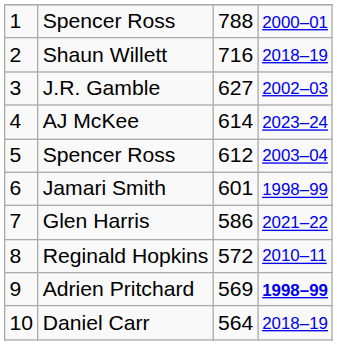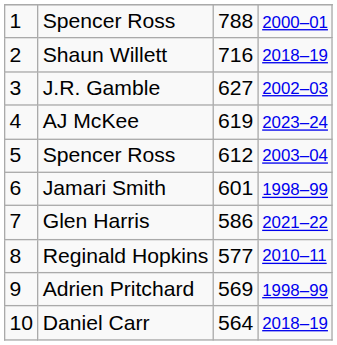(236, 121) 614 -> (236, 121) 619
(236, 255) 572 -> (236, 255) 577
(295, 289) bold -> (295, 289) normal
